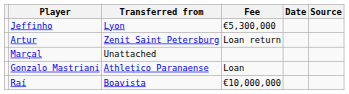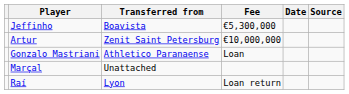(114, 26) Lyon -> (125, 26) Boavista
(252, 40) Loan return -> (252, 40) €10,000,000
rows swapped: (26, 54) <-> (55, 68)
(125, 82) Boavista -> (114, 82) Lyon
(252, 82) €10,000,000 -> (252, 82) Loan return
